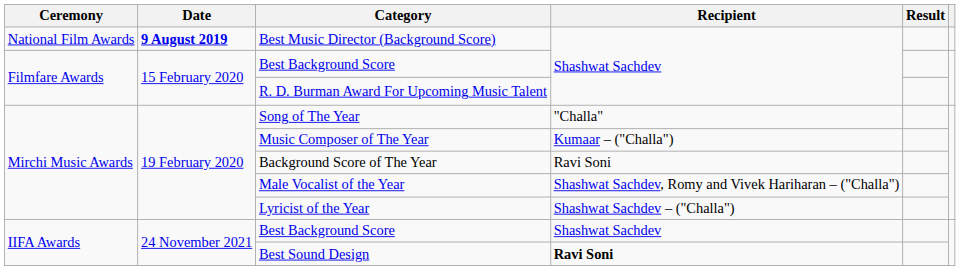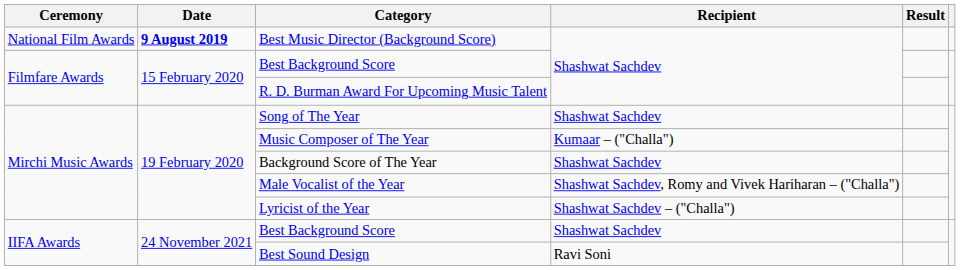(578, 116) "Challa" -> (608, 116) Shashwat Sachdev
(582, 162) Ravi Soni -> (608, 162) Shashwat Sachdev
(584, 253) bold -> (582, 253) normal
